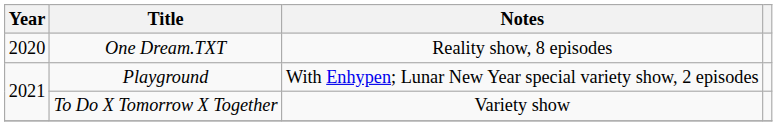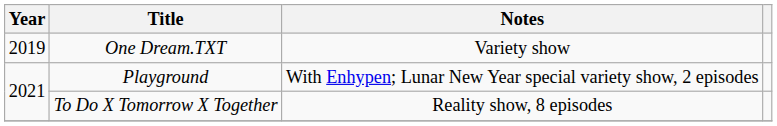(27, 47) 2020 -> (27, 47) 2019
(522, 47) Reality show, 8 episodes -> (522, 47) Variety show
(522, 105) Variety show -> (522, 105) Reality show, 8 episodes
